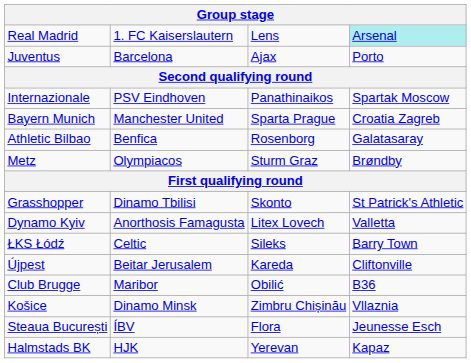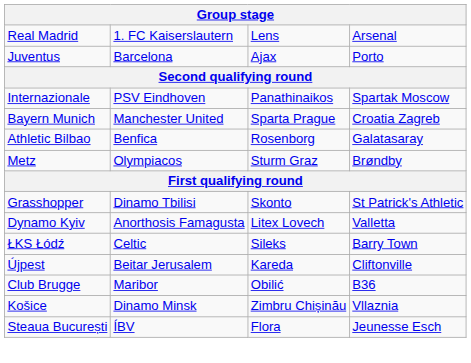(375, 35) paleturquoise background -> (375, 35) no background
- row: (49, 347)
